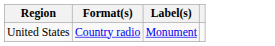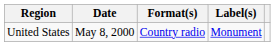+ column: (105, 13)
